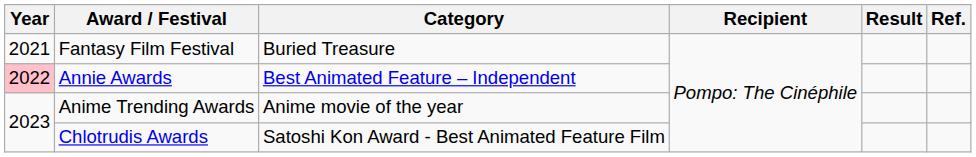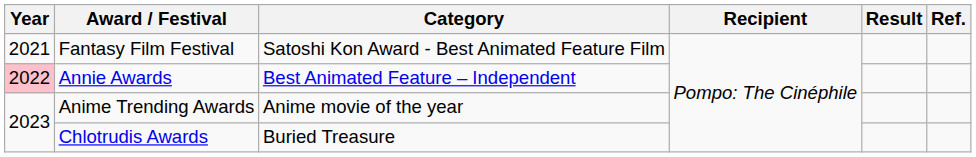(329, 48) Buried Treasure -> (464, 48) Satoshi Kon Award - Best Animated Feature Film
(464, 136) Satoshi Kon Award - Best Animated Feature Film -> (329, 136) Buried Treasure
